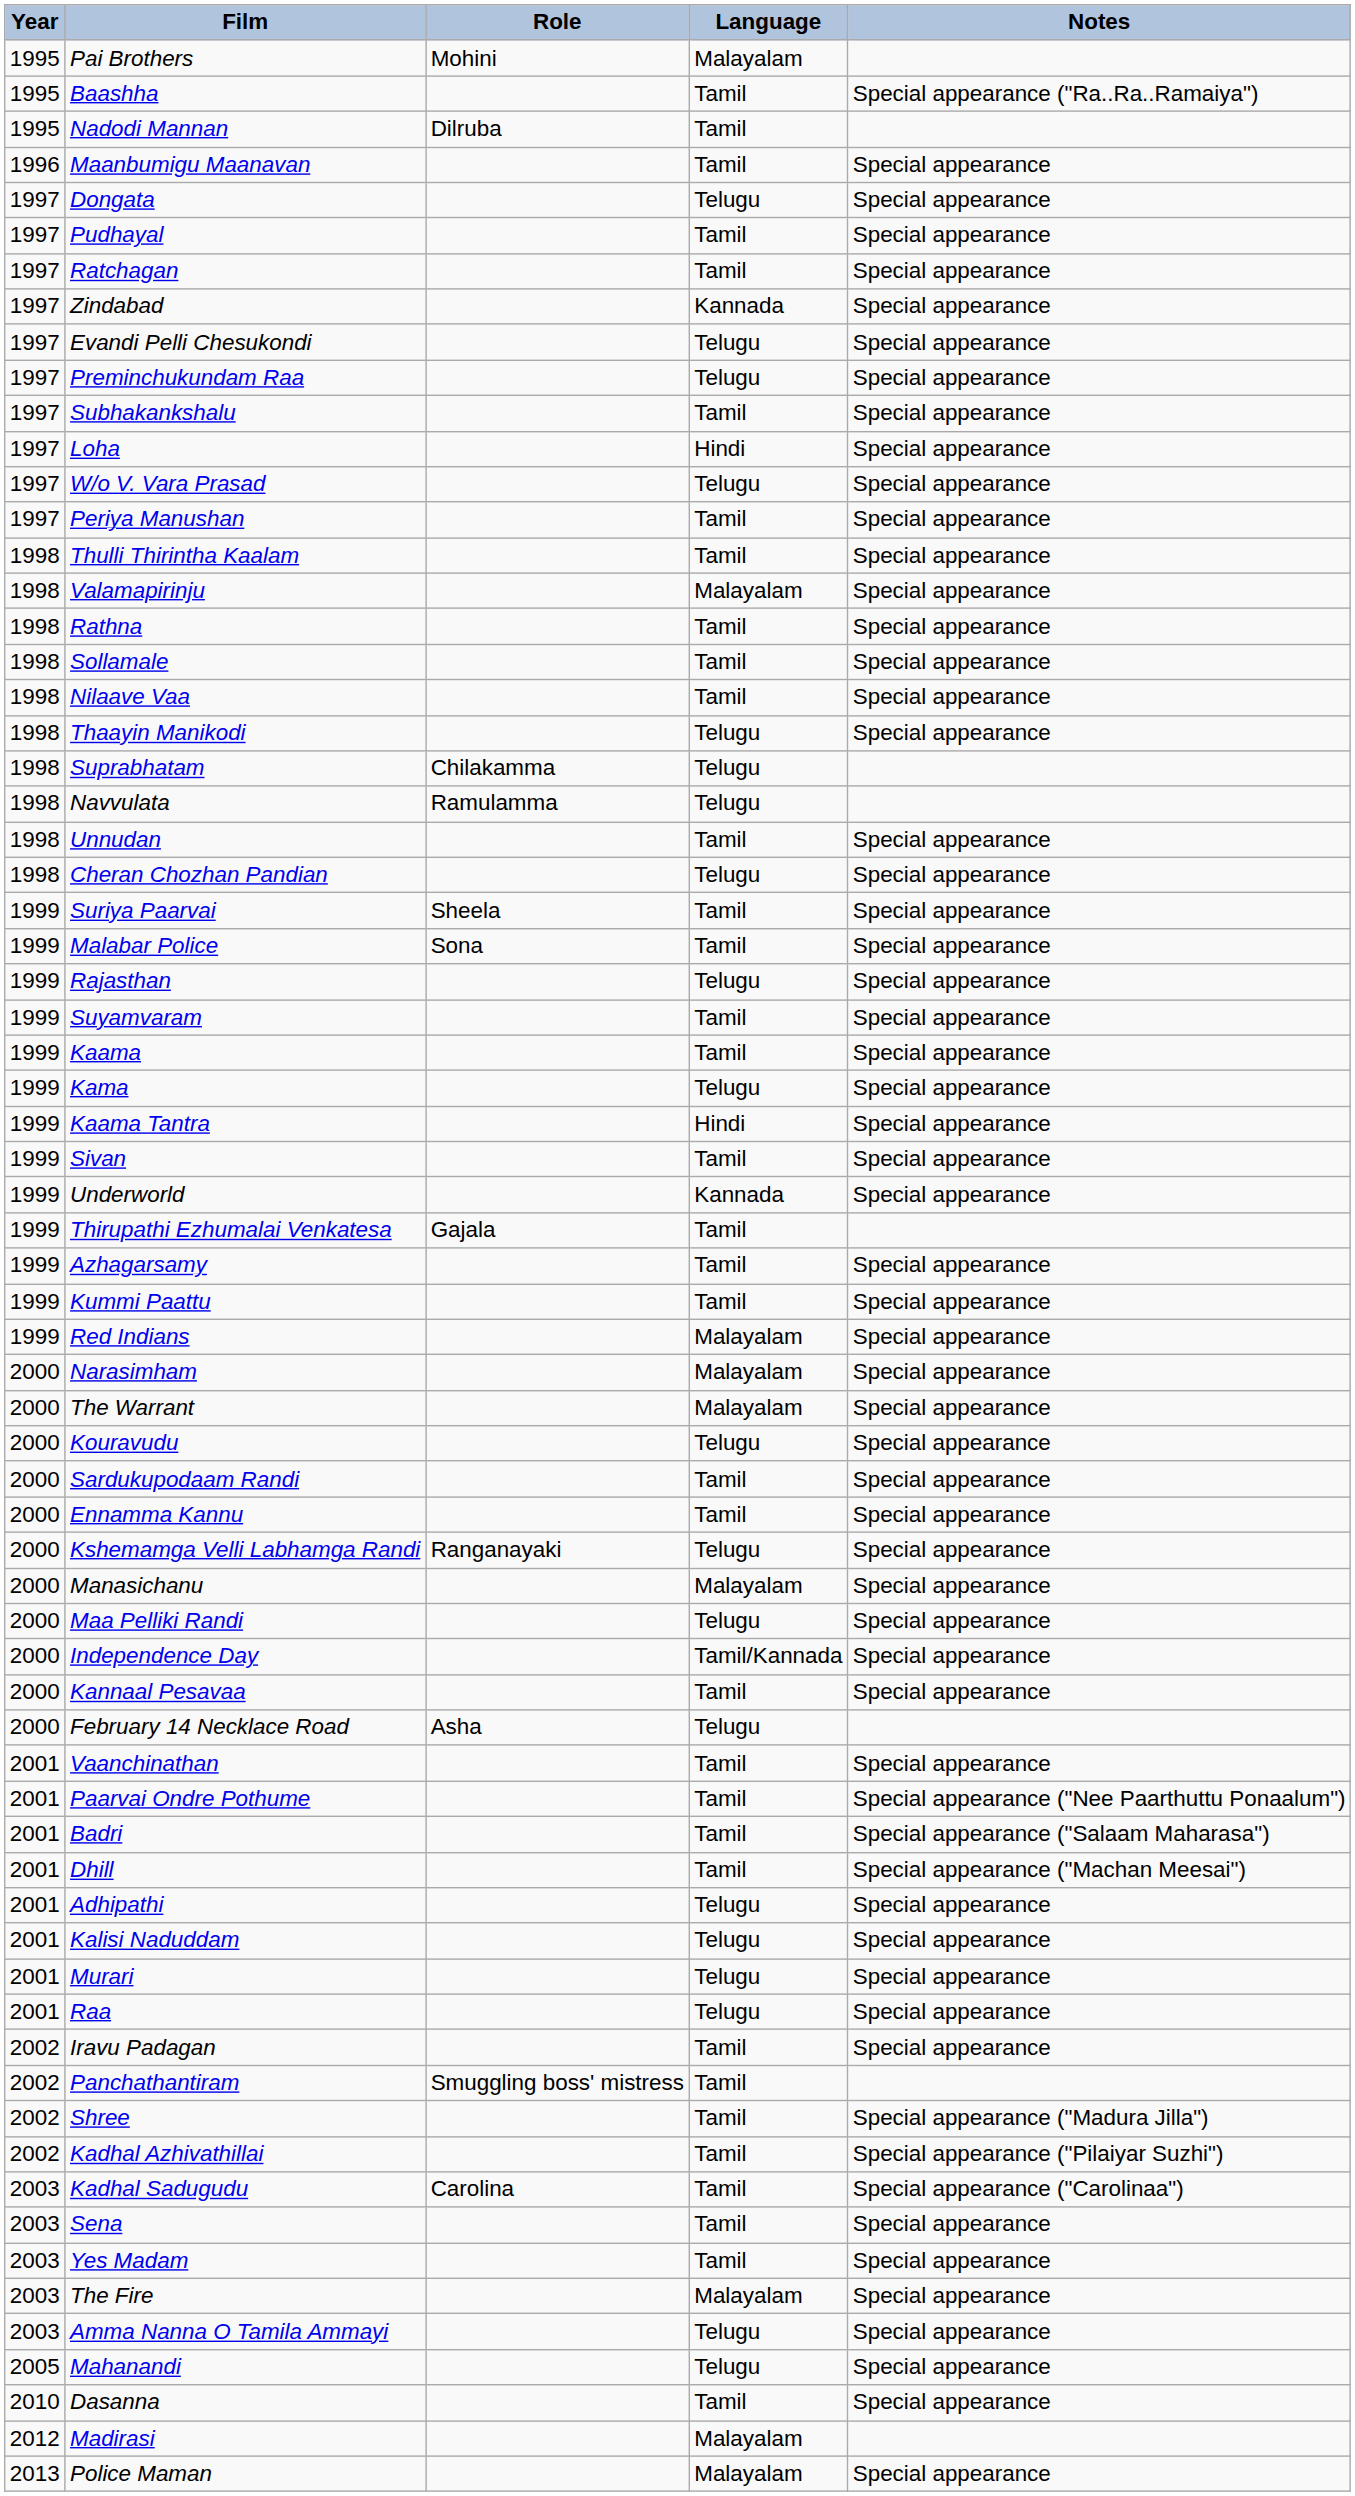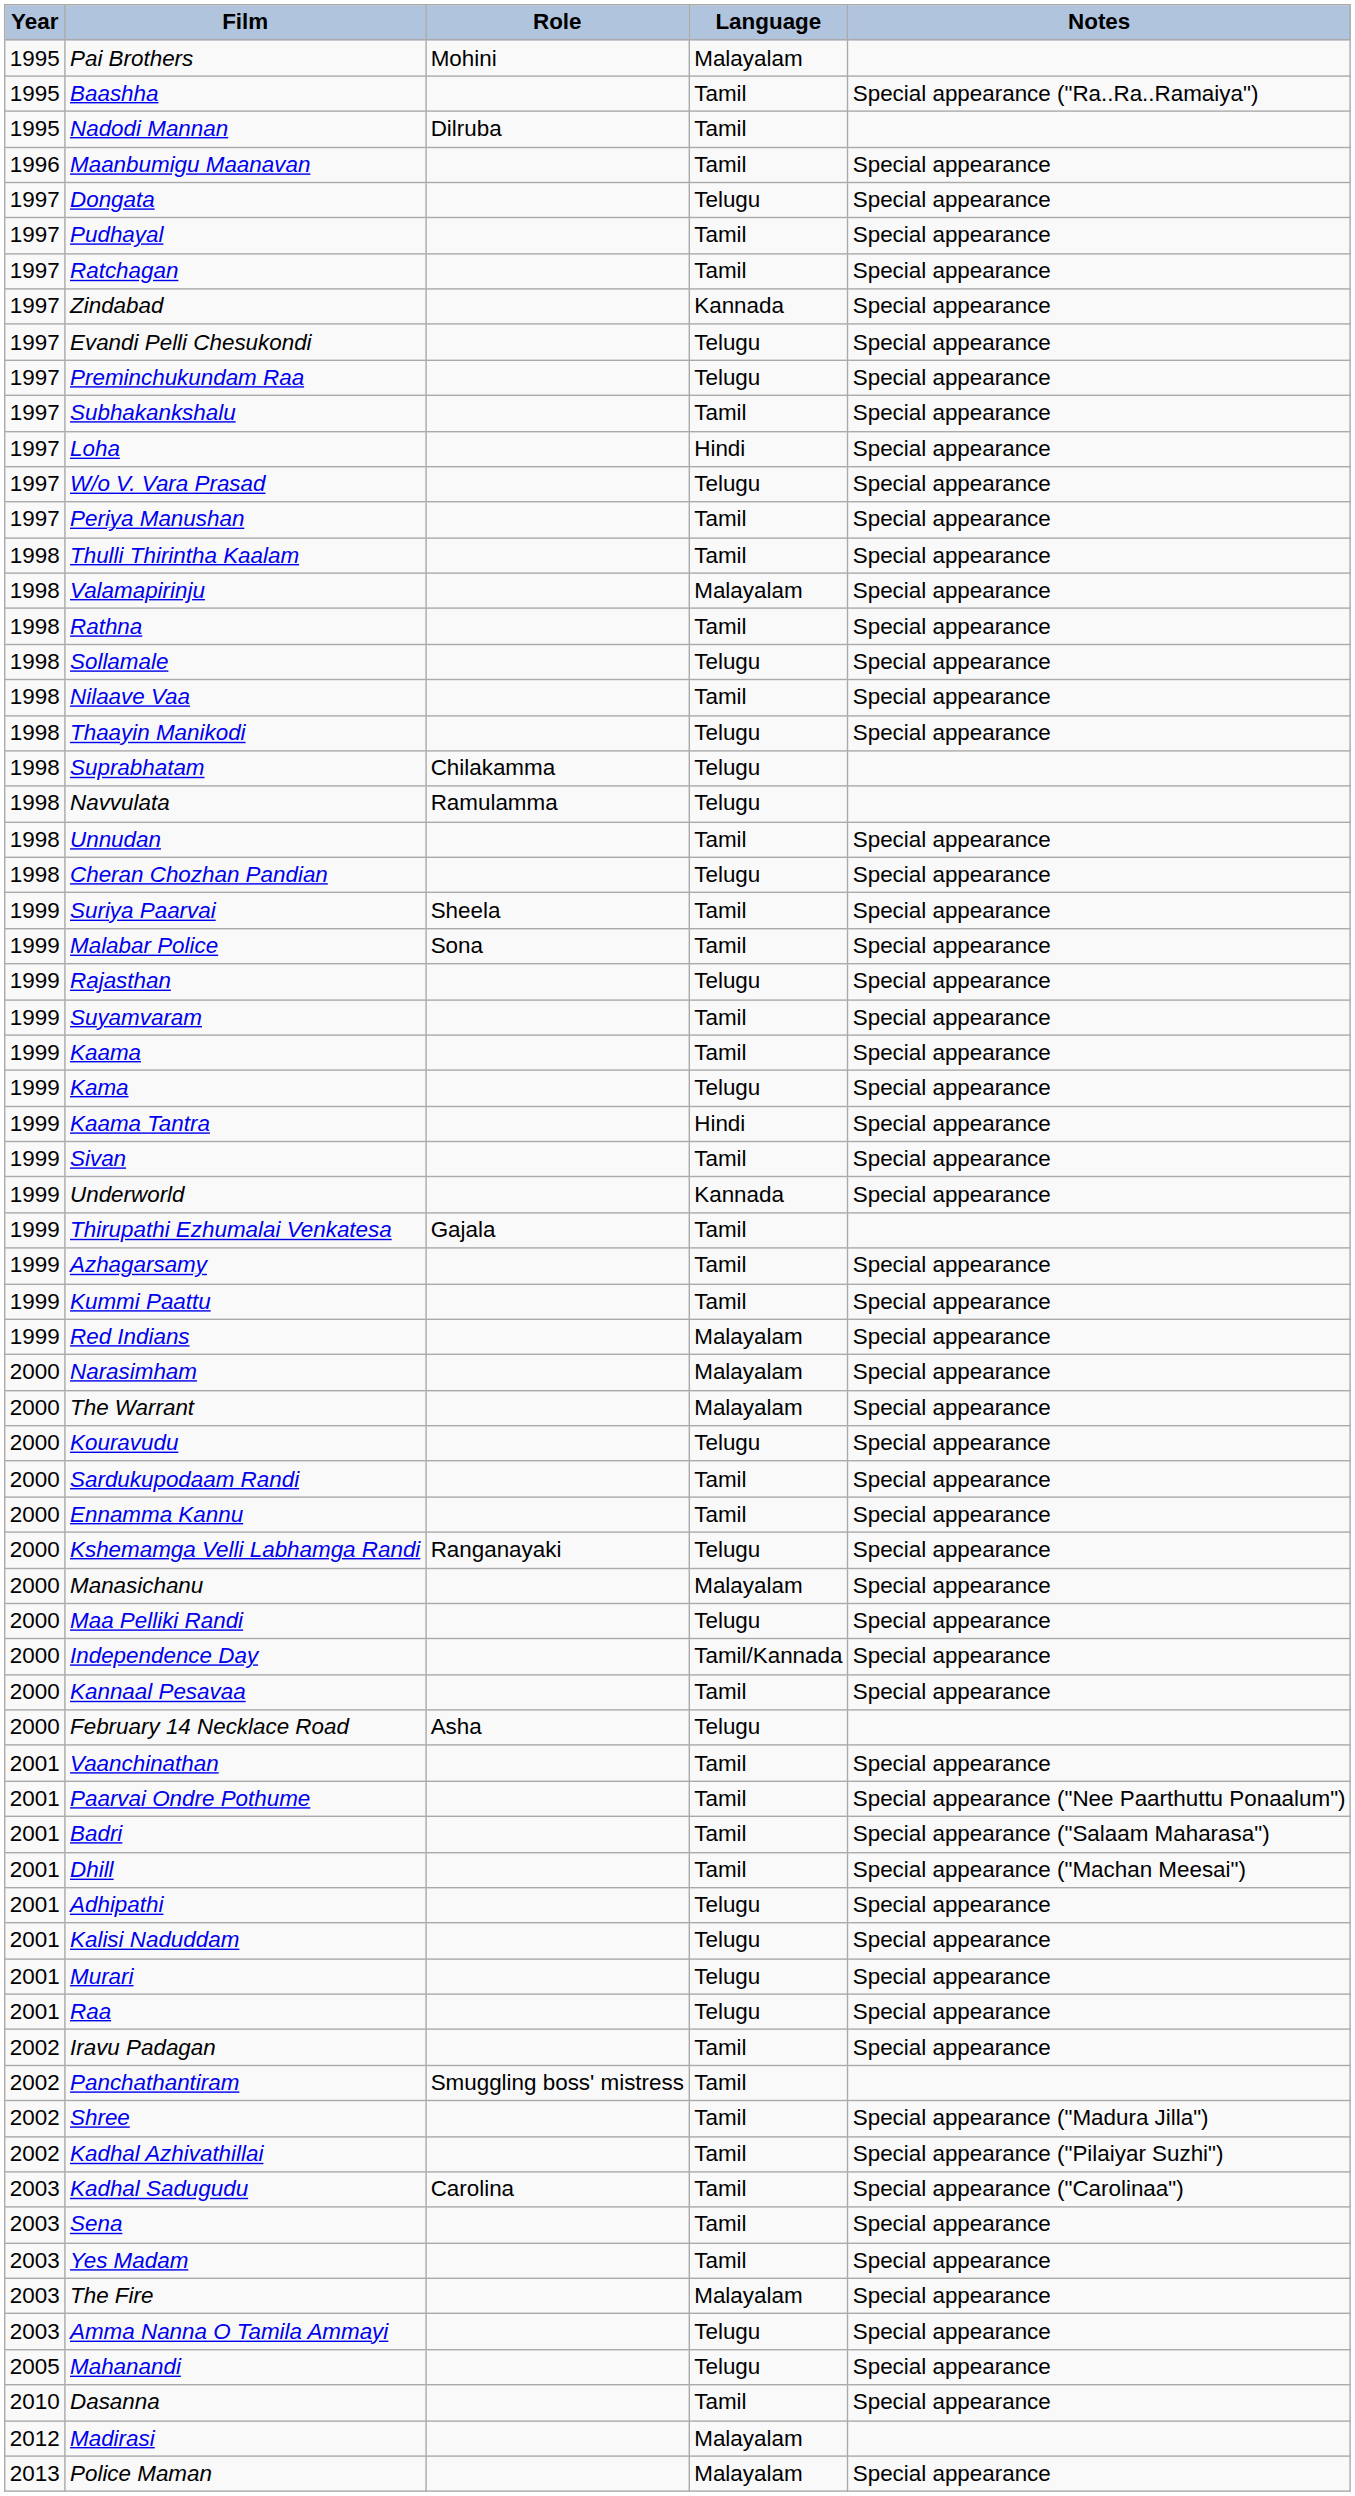(720, 661) Tamil -> (727, 661) Telugu
